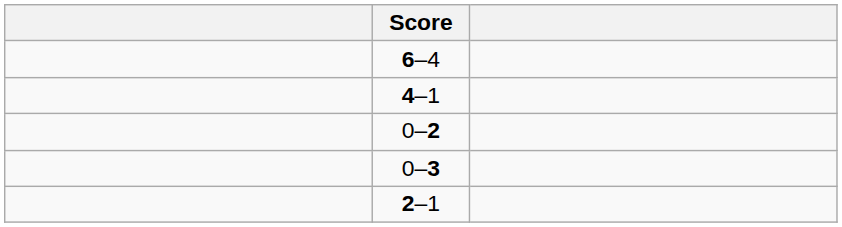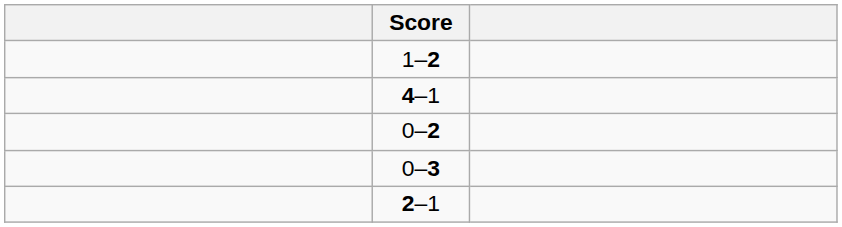- row: (421, 58)
+ row: (421, 58)
